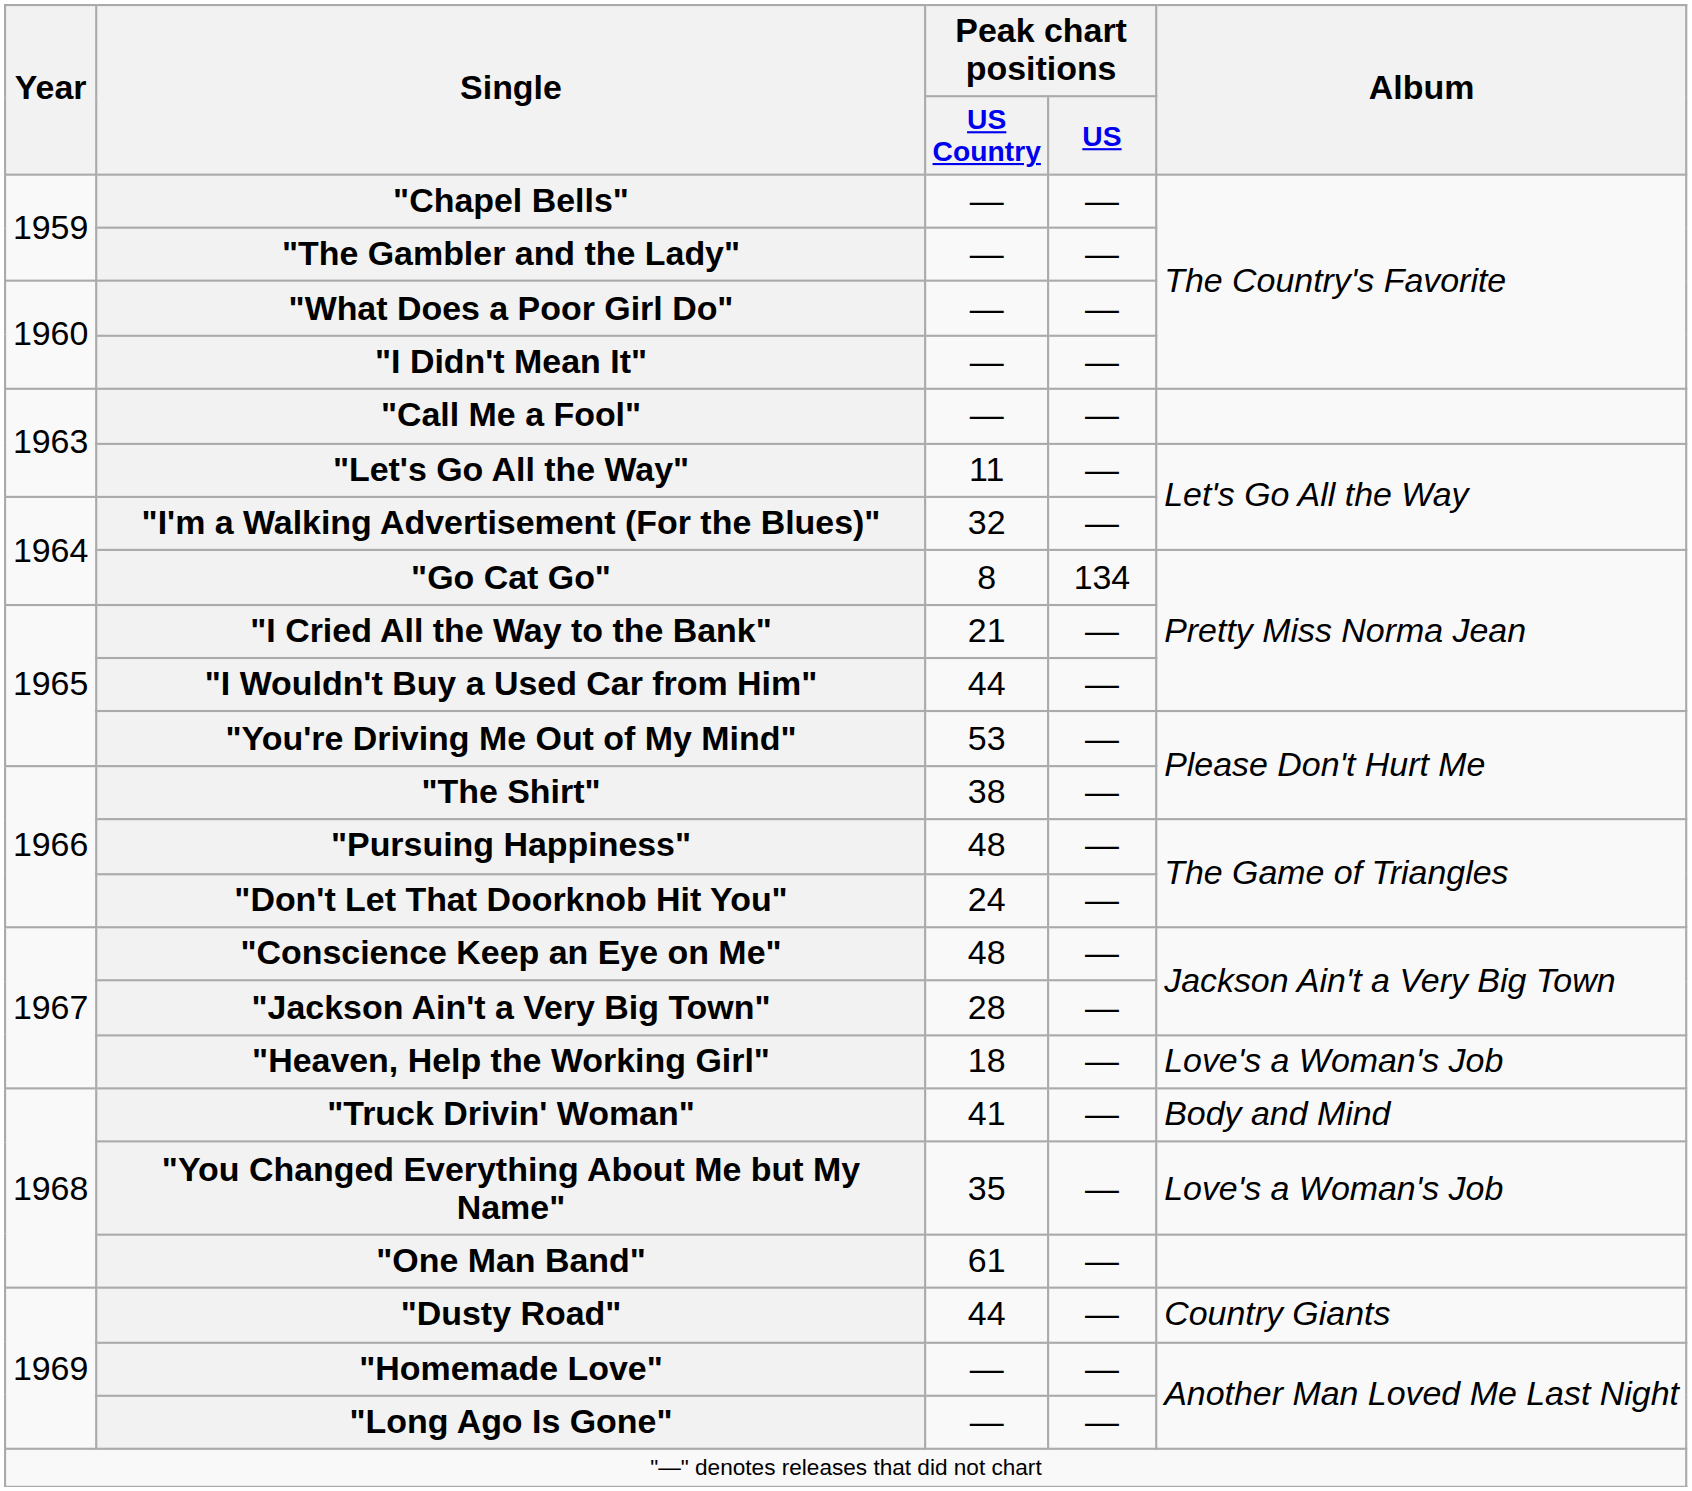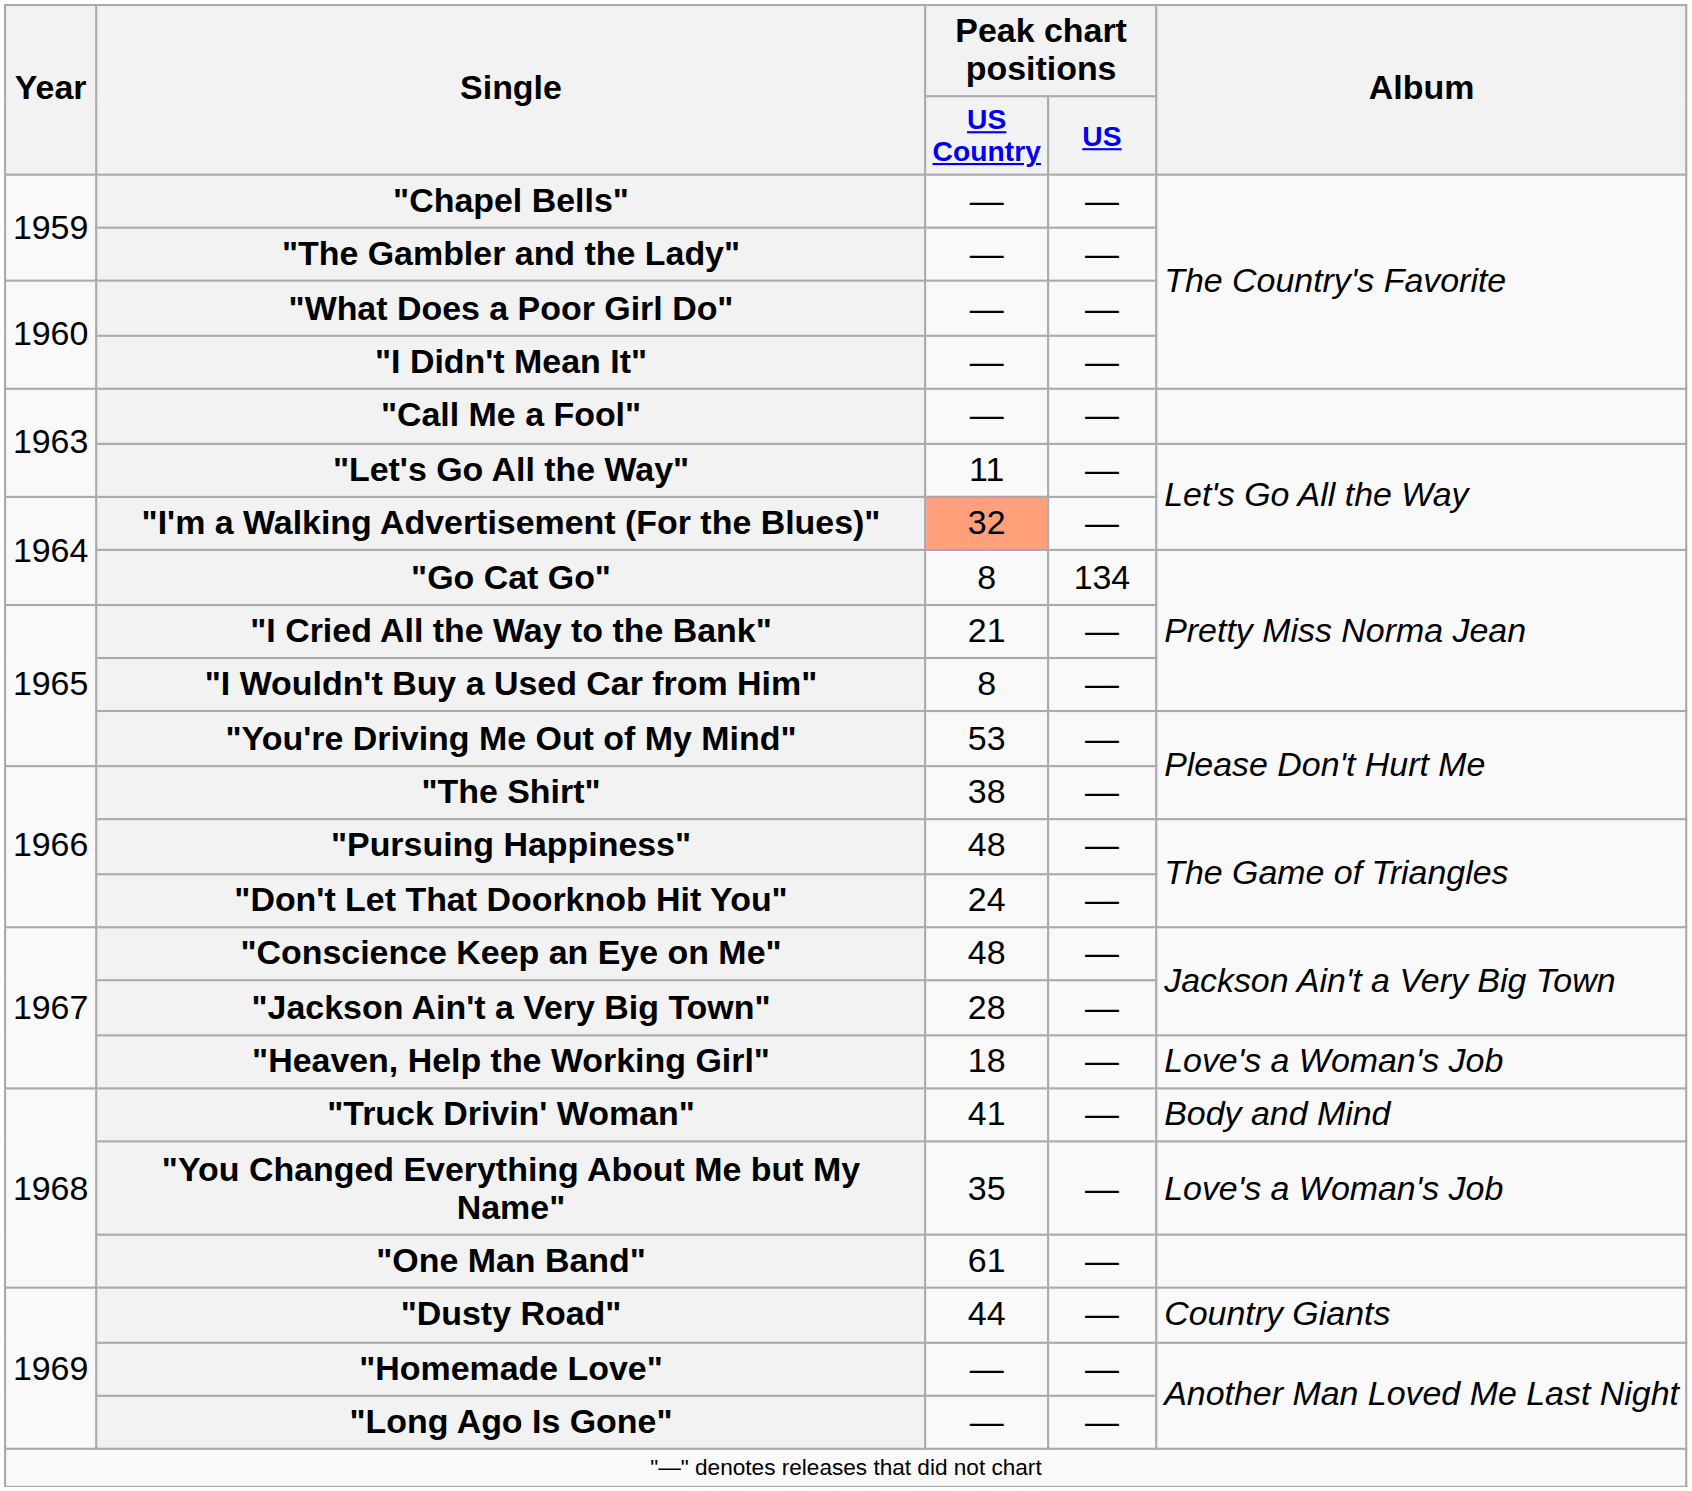(987, 523) no background -> (987, 523) lightsalmon background
(987, 684) 44 -> (987, 684) 8
